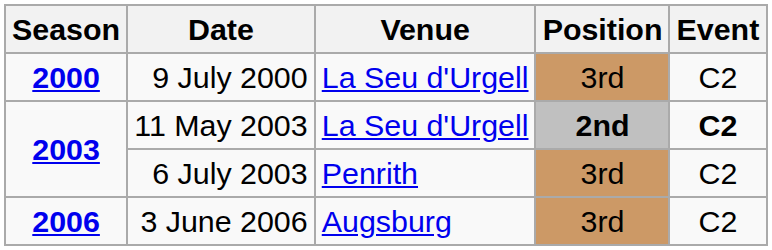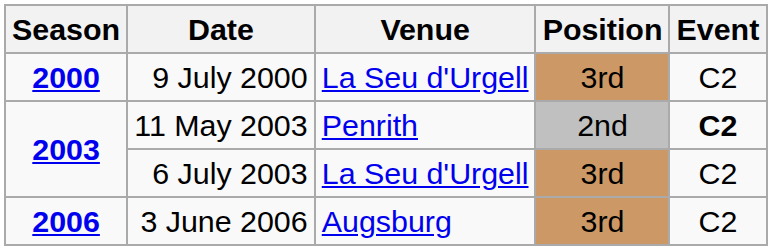(425, 126) La Seu d'Urgell -> (370, 126) Penrith
(603, 126) bold -> (603, 126) normal
(370, 174) Penrith -> (425, 174) La Seu d'Urgell
